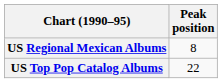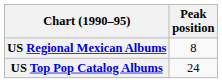(193, 68) 22 -> (193, 68) 24
